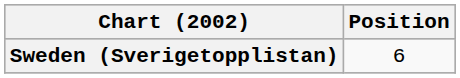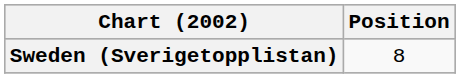(399, 56) 6 -> (399, 56) 8
